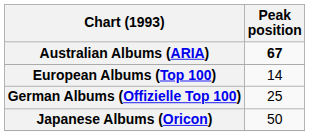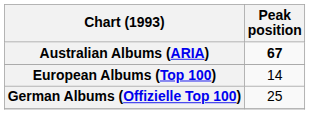- row: (124, 119)
